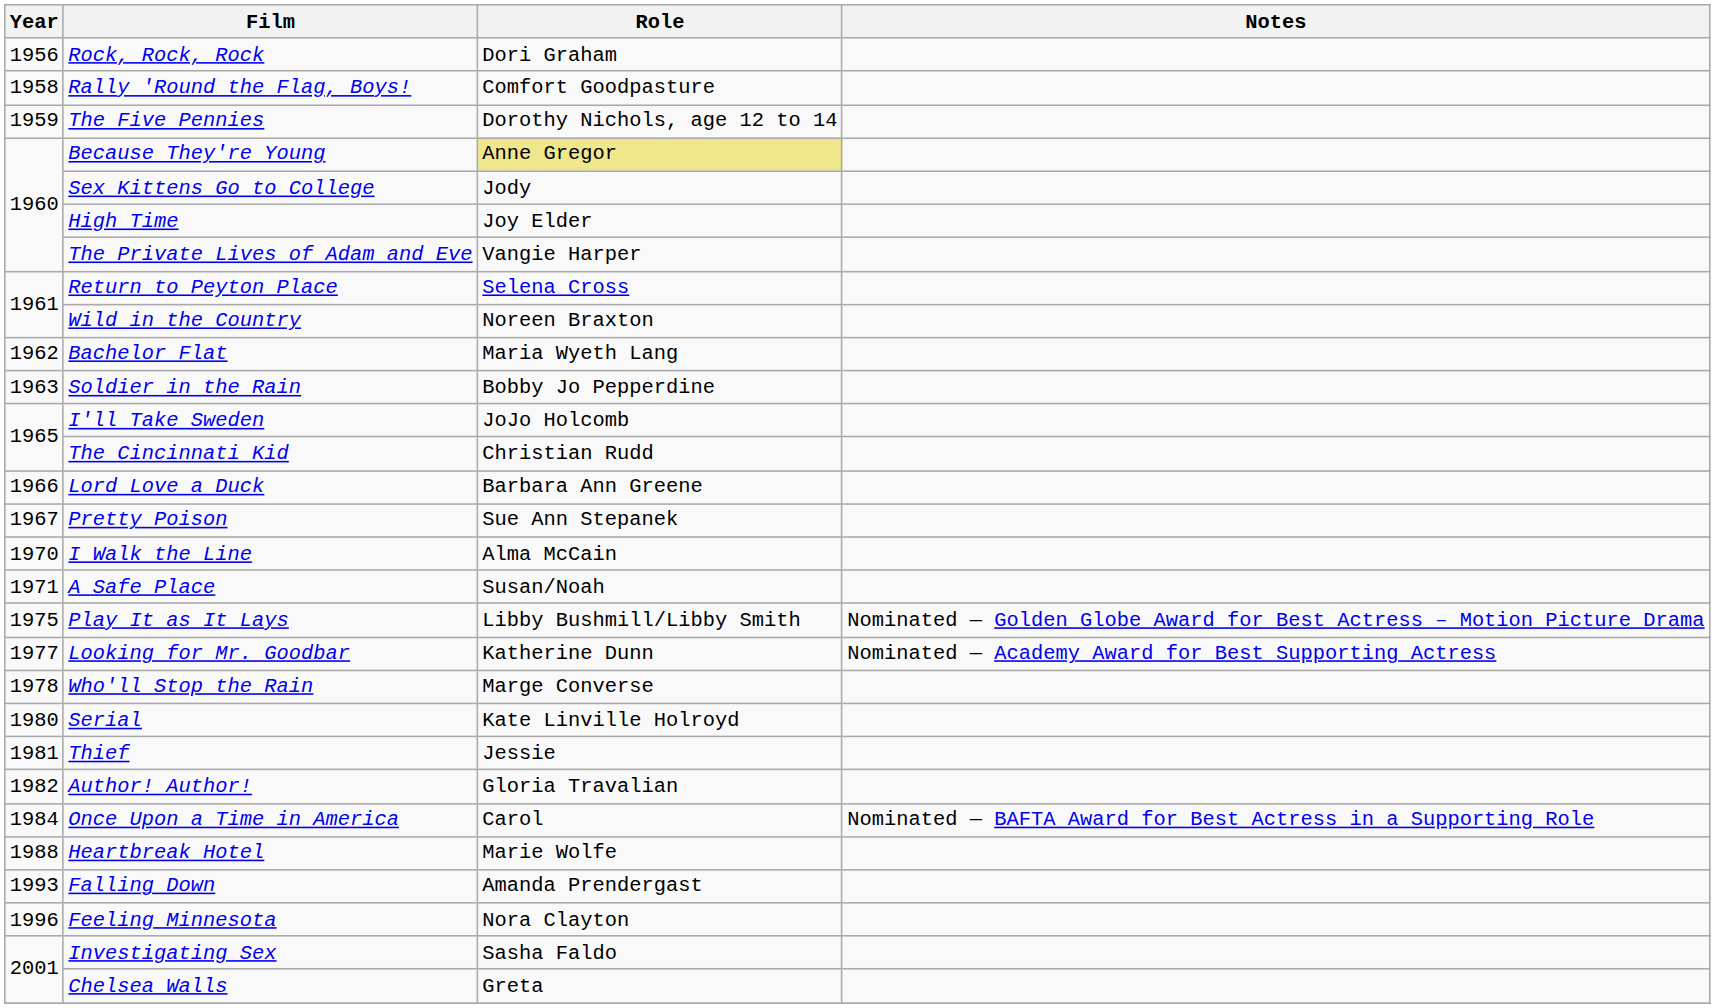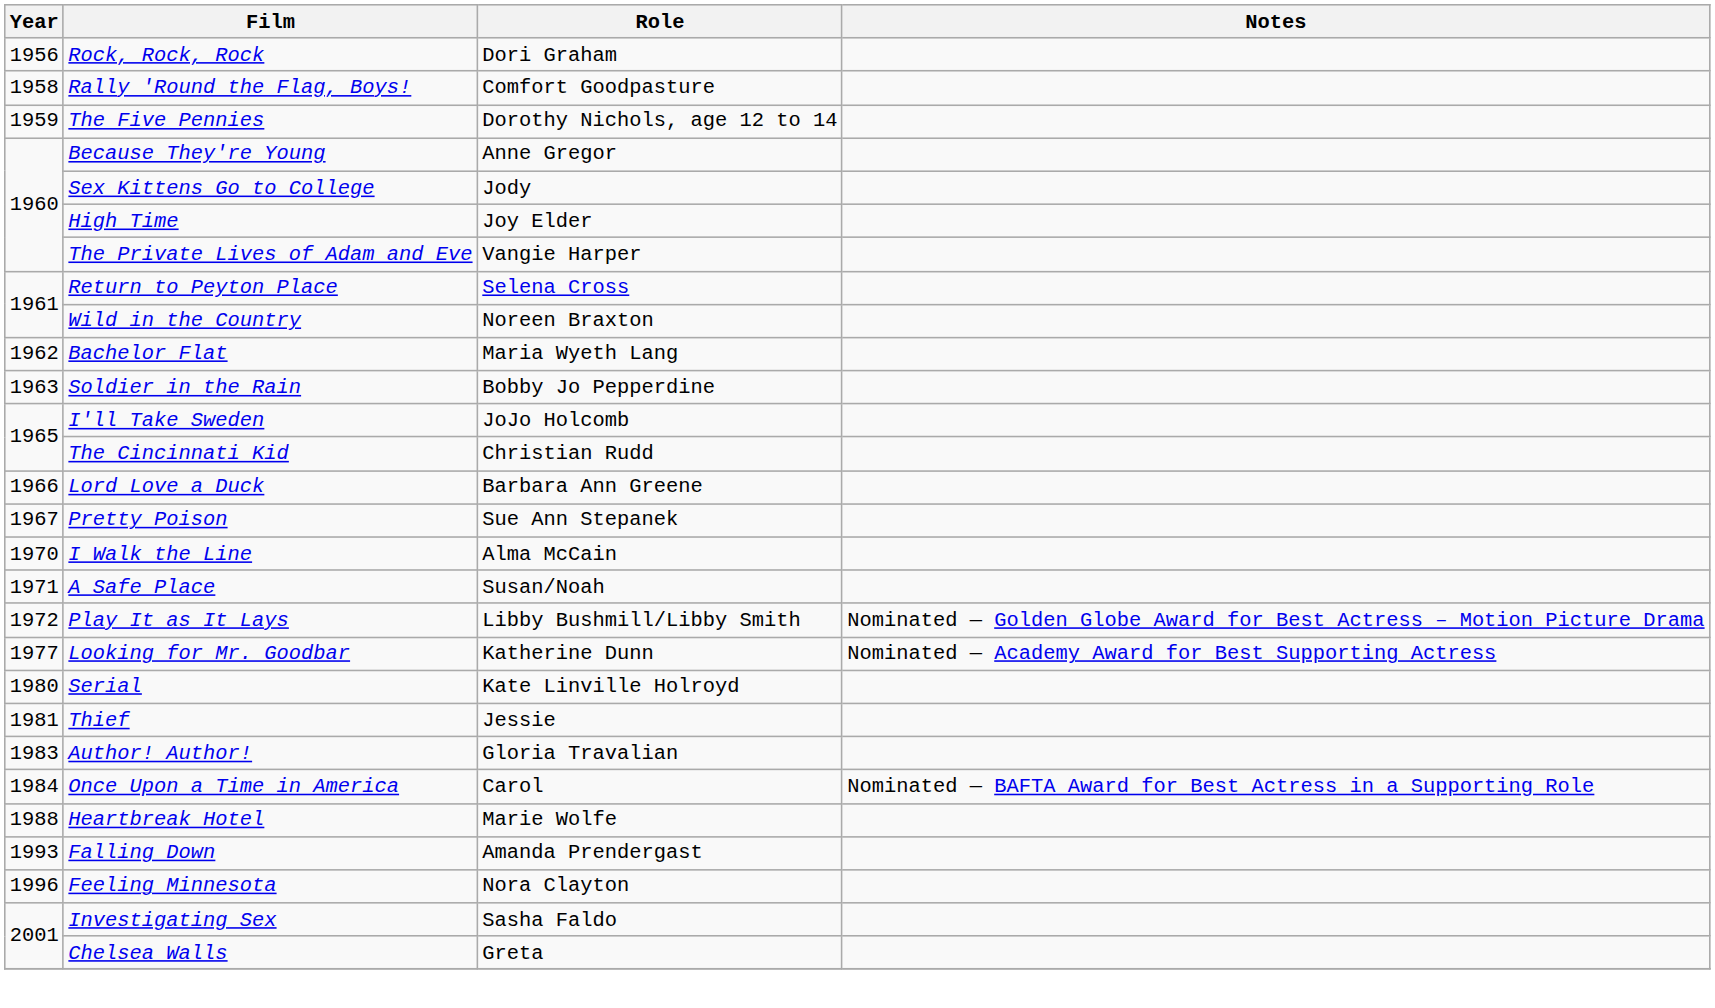(550, 154) khaki background -> (550, 154) no background
(34, 620) 1975 -> (34, 620) 1972
- row: (191, 687)
(34, 786) 1982 -> (34, 753) 1983
